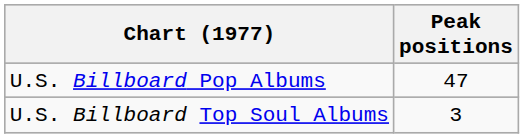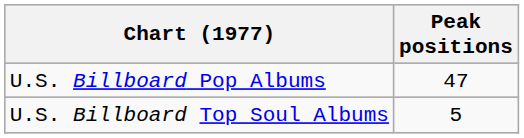(456, 115) 3 -> (456, 115) 5
